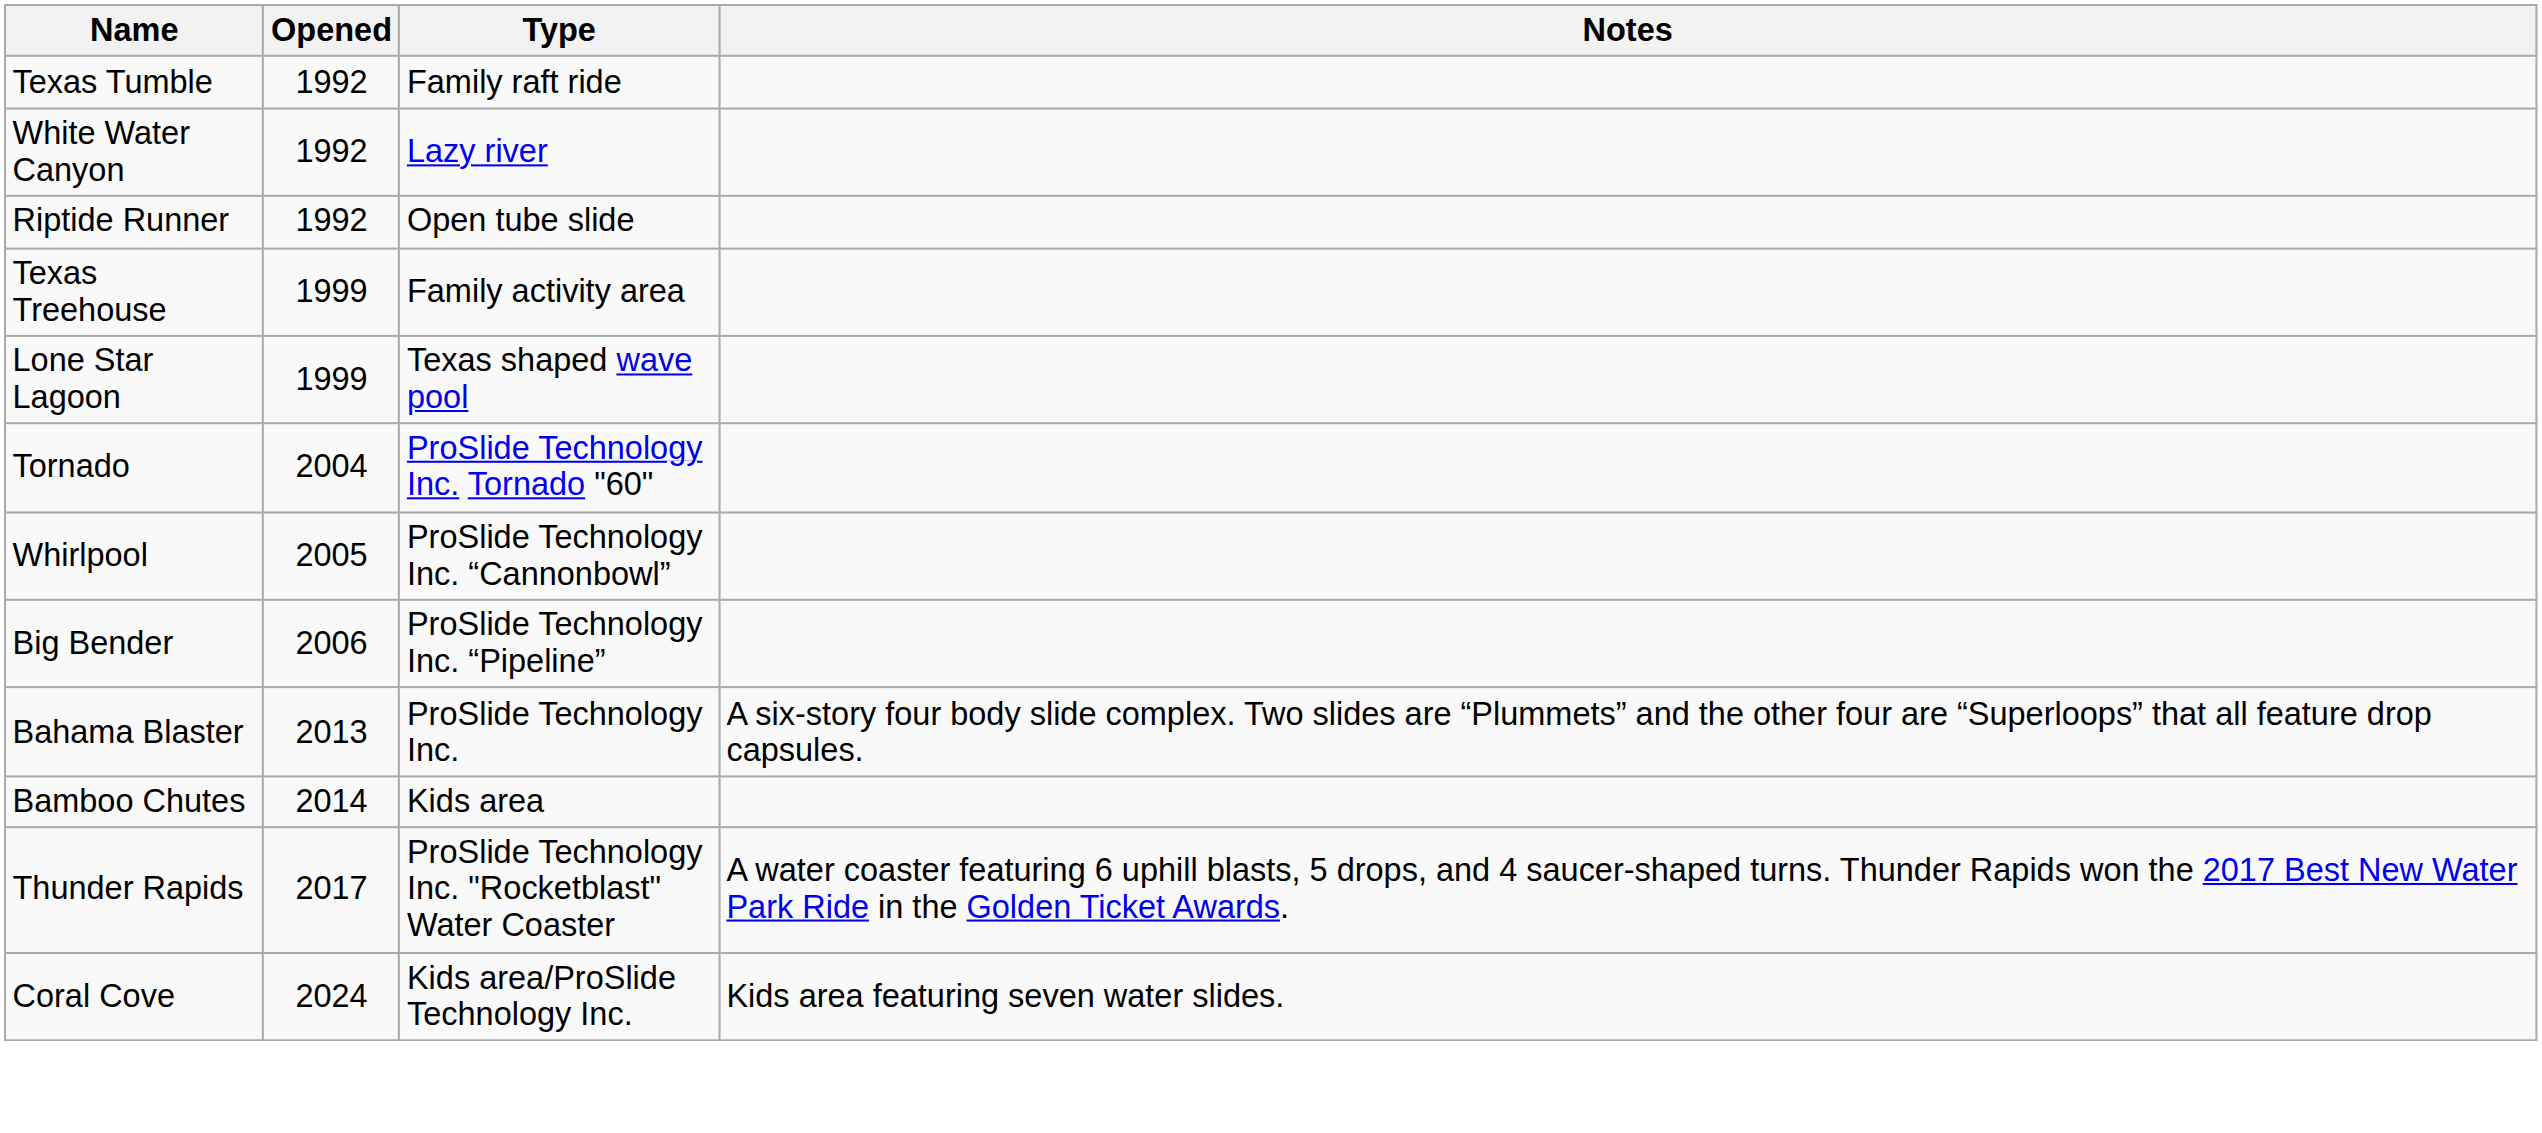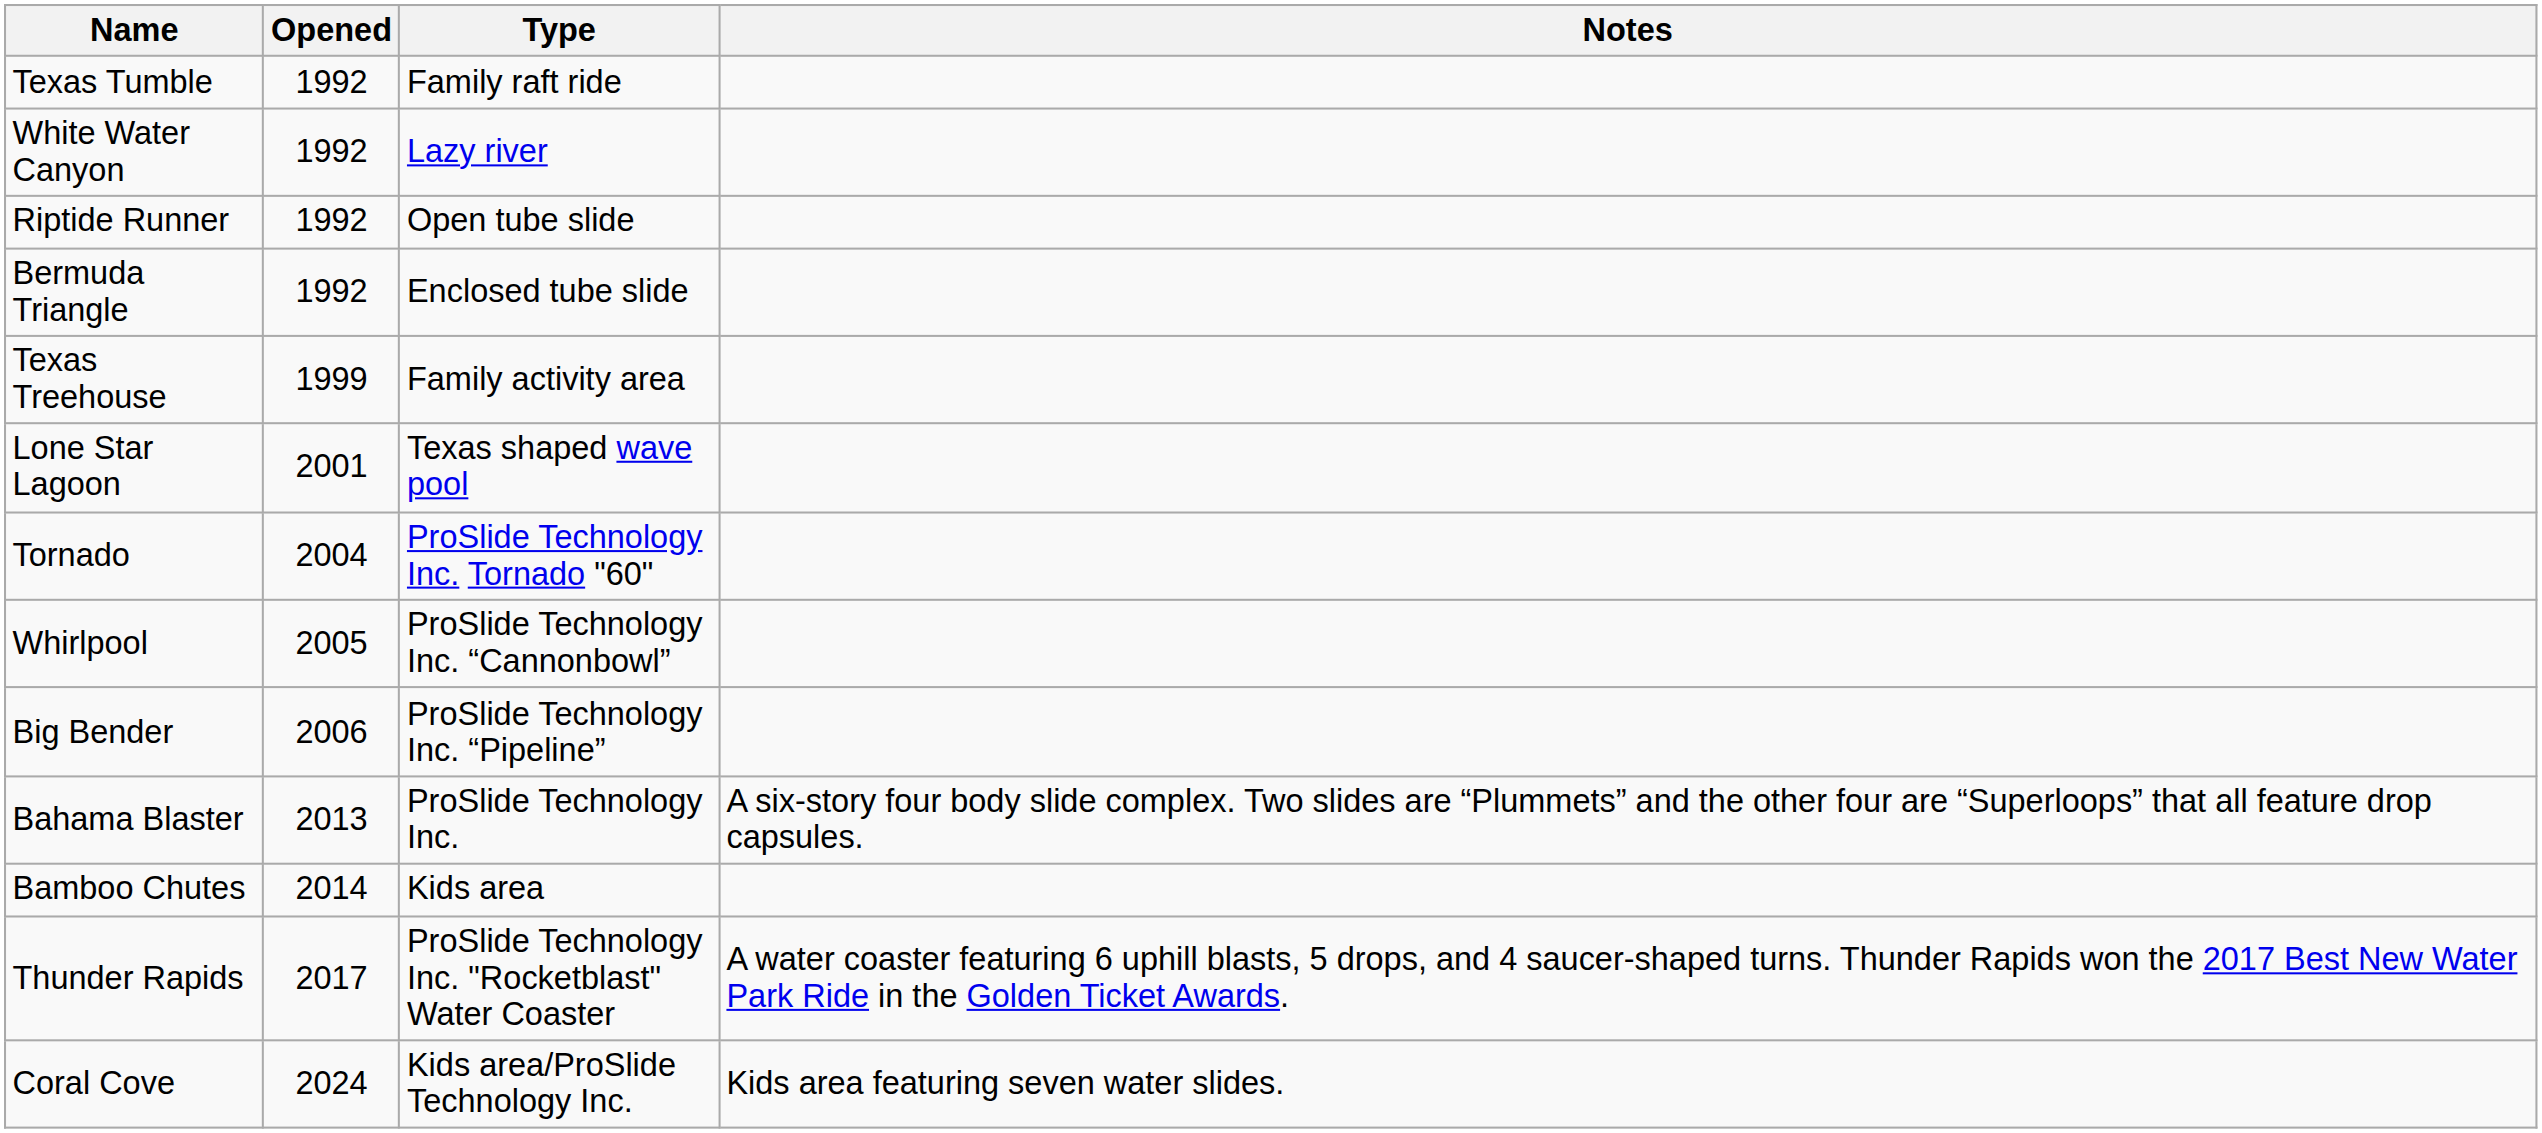+ row: (78, 291)
(332, 379) 1999 -> (332, 467) 2001
